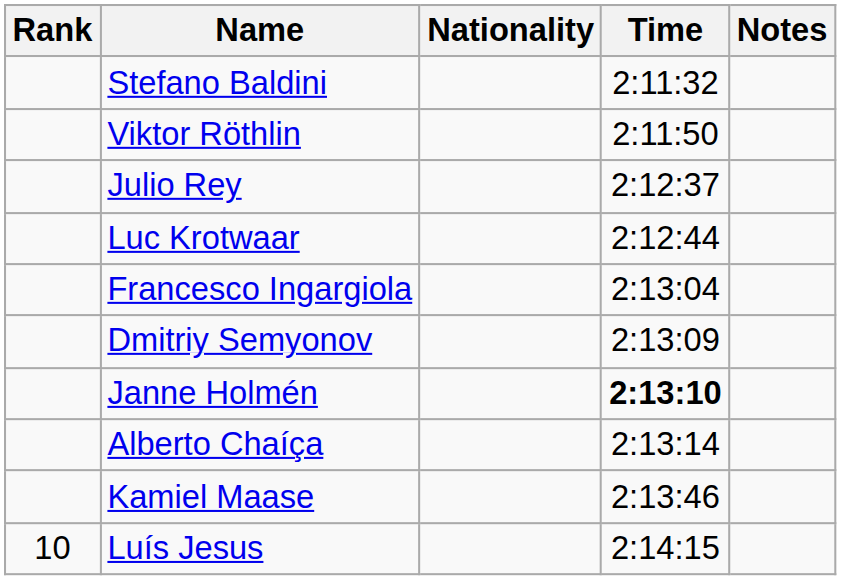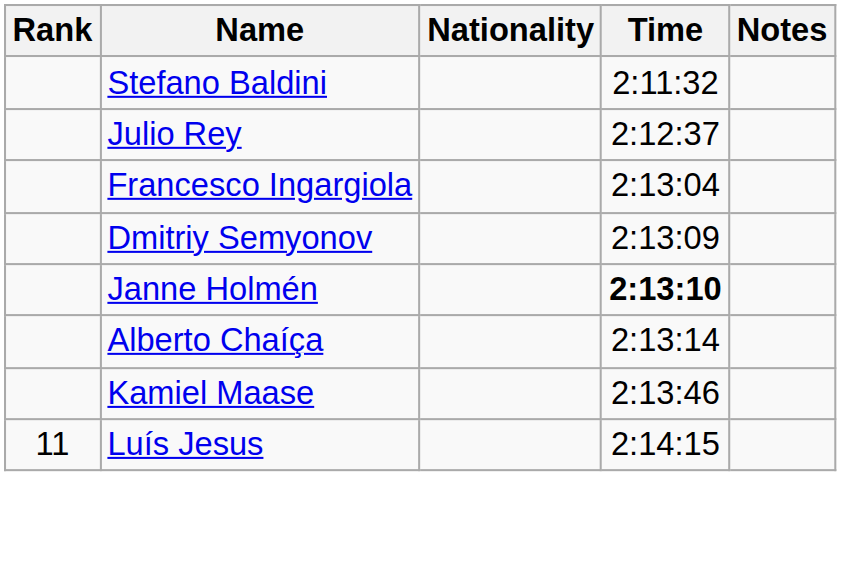- row: (204, 133)
- row: (204, 237)
(52, 548) 10 -> (52, 444) 11
